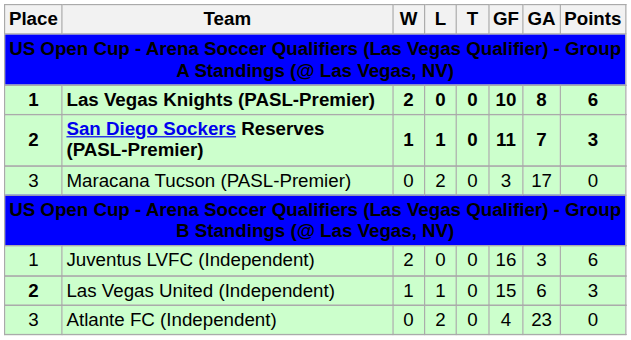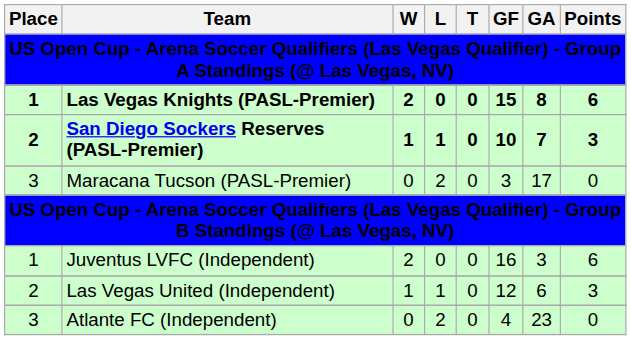(506, 99) 10 -> (506, 99) 15
(506, 140) 11 -> (506, 140) 10
(33, 290) bold -> (33, 290) normal
(506, 290) 15 -> (506, 290) 12
